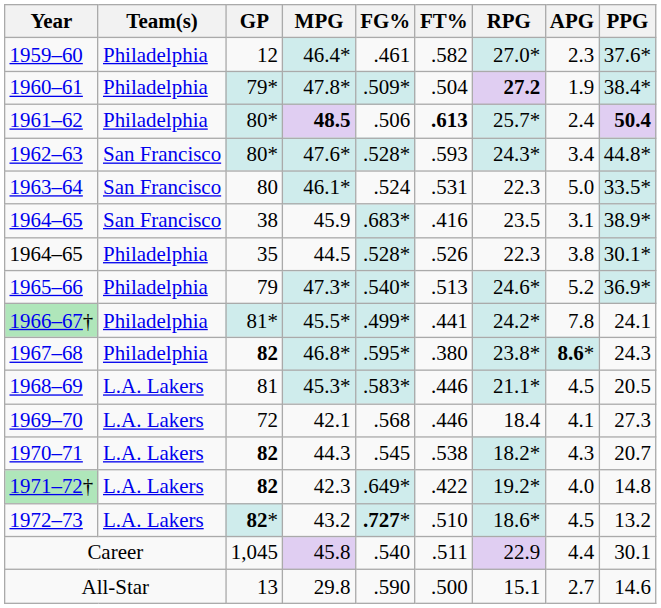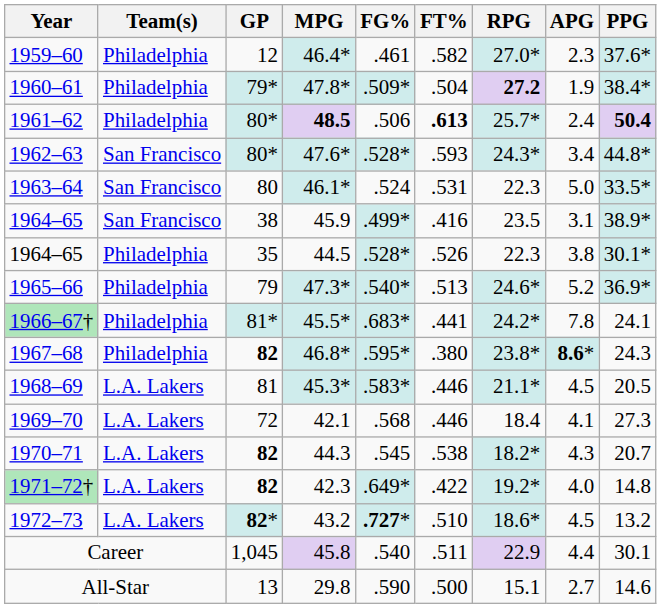(387, 220) .683* -> (387, 220) .499*
(387, 320) .499* -> (387, 320) .683*
